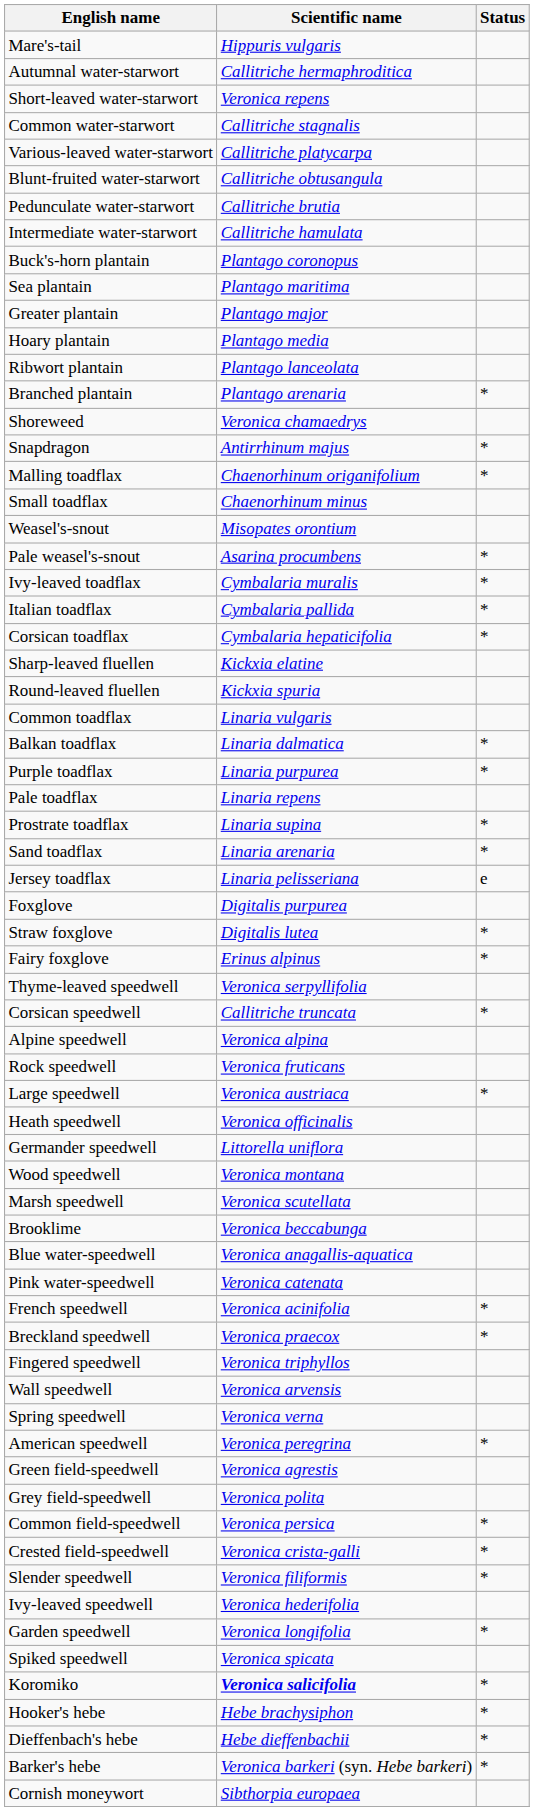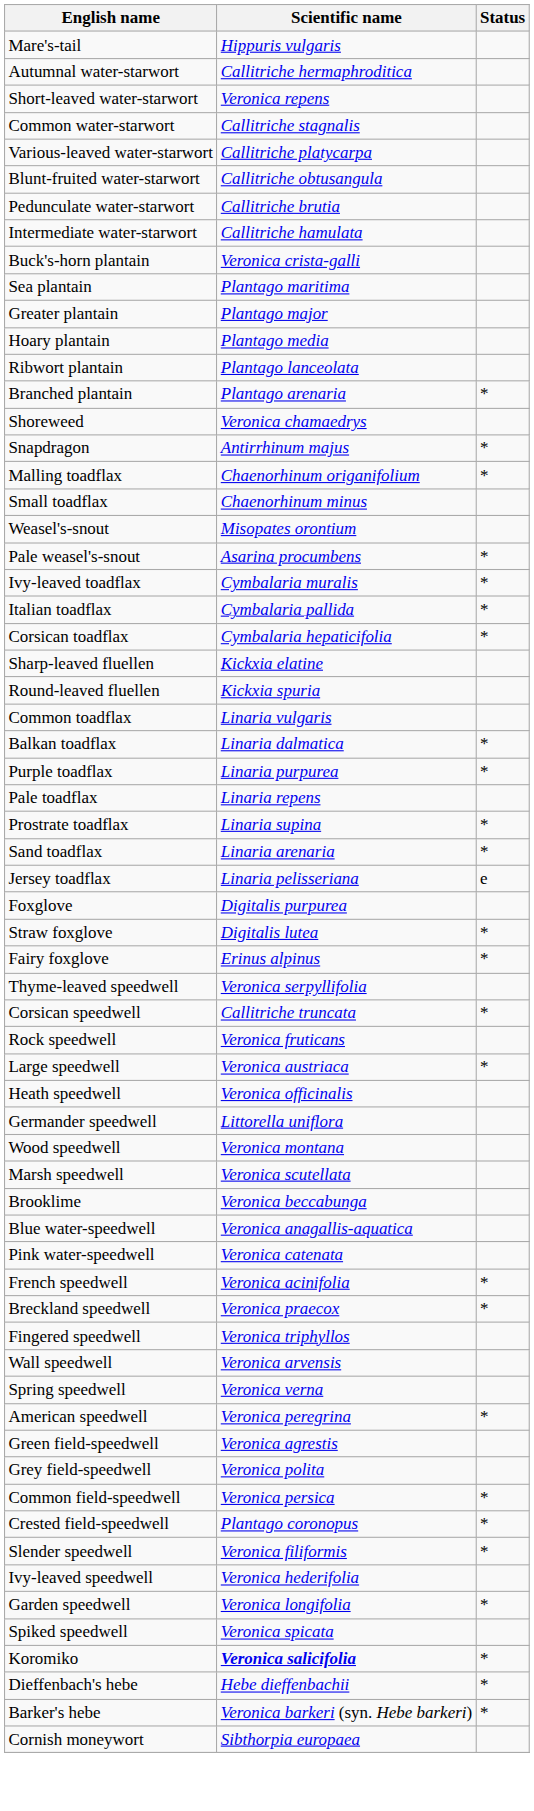(289, 260) Plantago coronopus -> (290, 260) Veronica crista-galli
- row: (68, 1040)
(290, 1551) Veronica crista-galli -> (289, 1524) Plantago coronopus
- row: (57, 1712)
